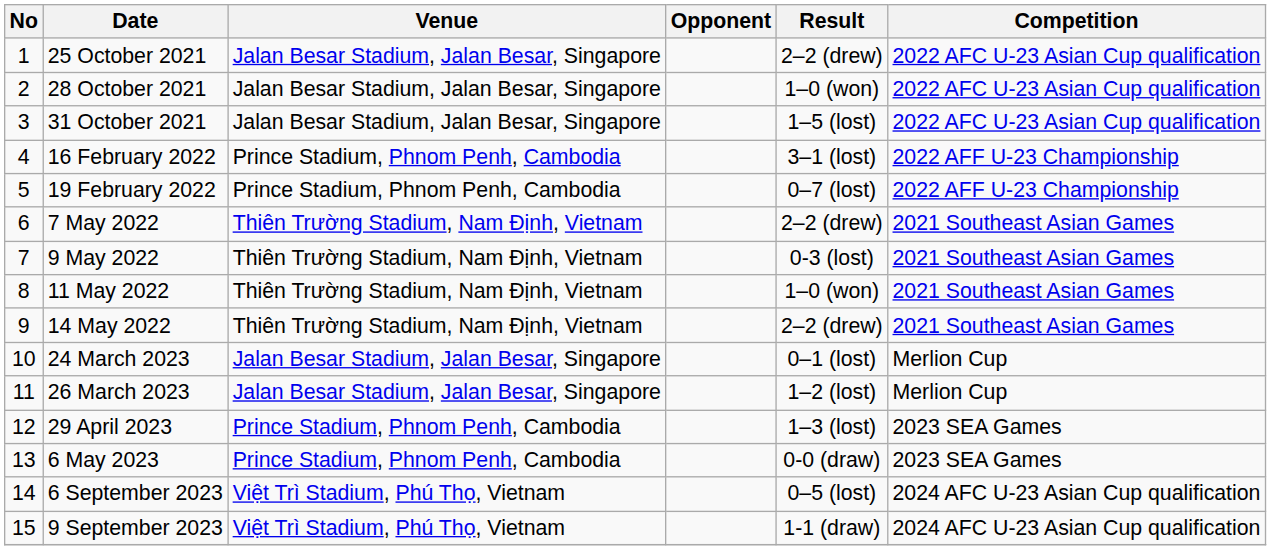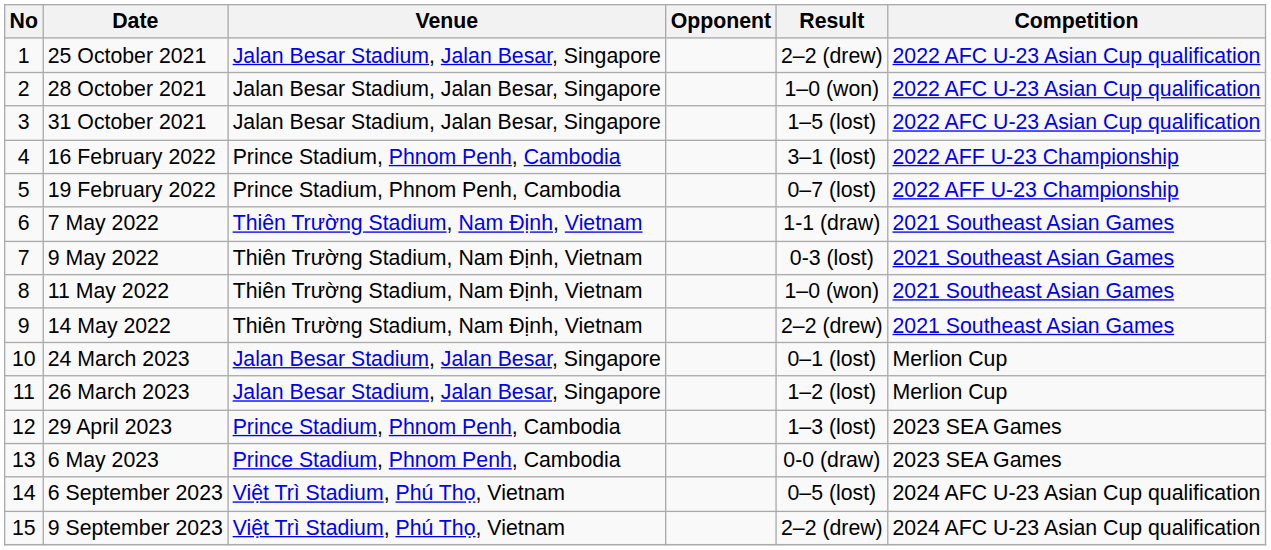(832, 223) 2–2 (drew) -> (832, 223) 1-1 (draw)
(832, 527) 1-1 (draw) -> (832, 527) 2–2 (drew)
